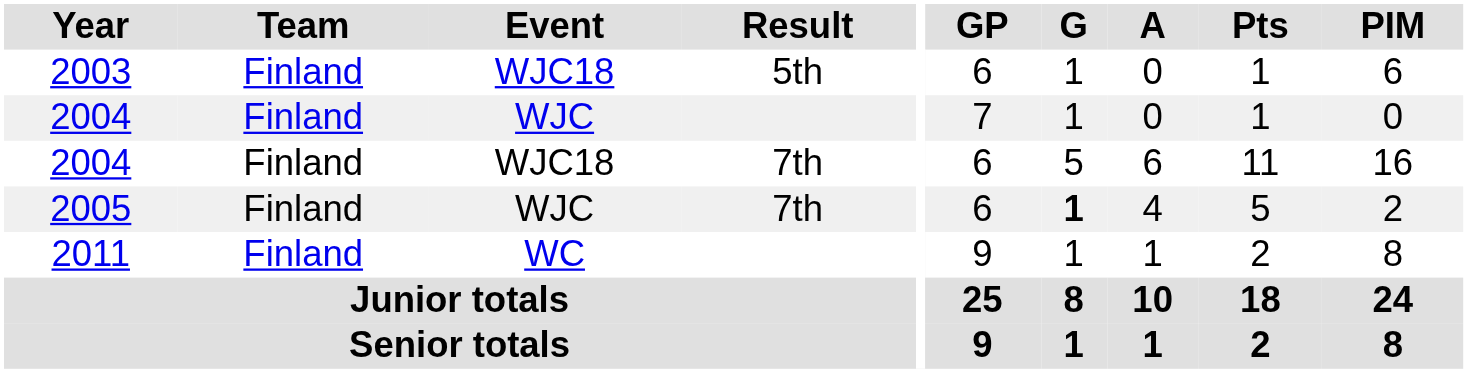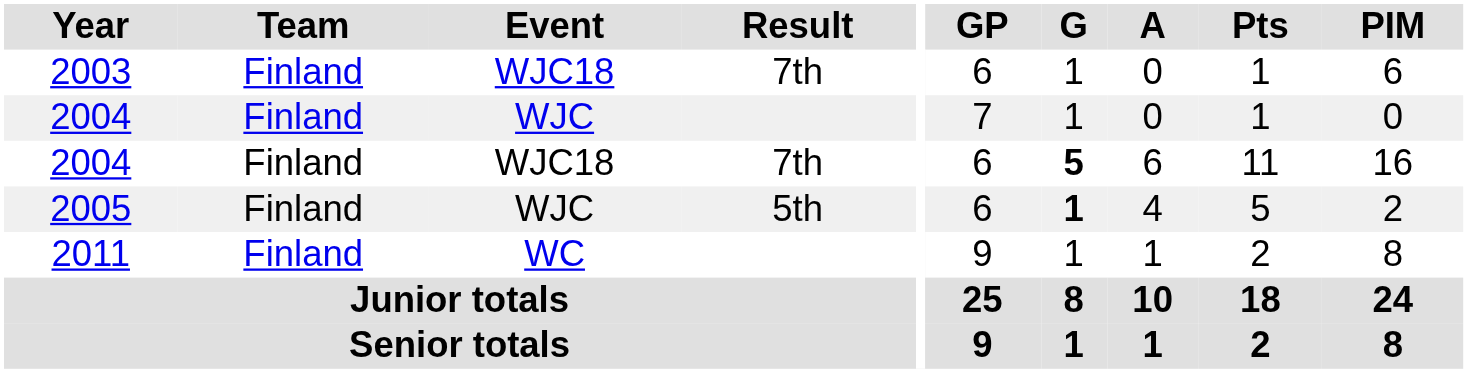(798, 71) 5th -> (798, 71) 7th
(1074, 162) normal -> (1074, 162) bold
(798, 208) 7th -> (798, 208) 5th
